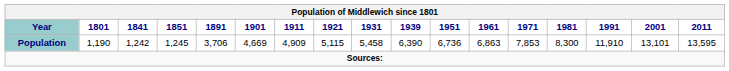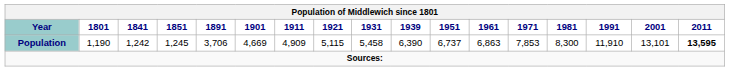(450, 43) 6,736 -> (450, 43) 6,737
(702, 43) normal -> (702, 43) bold
